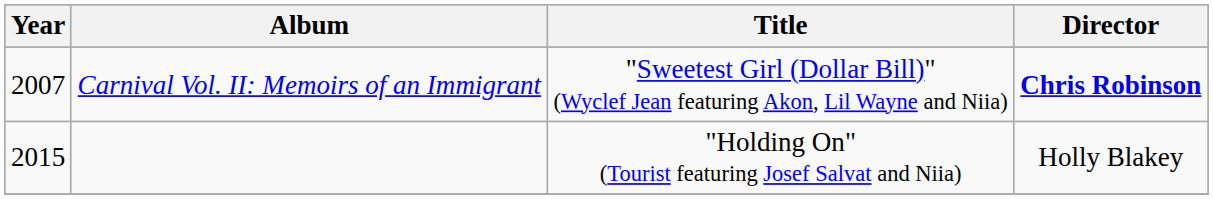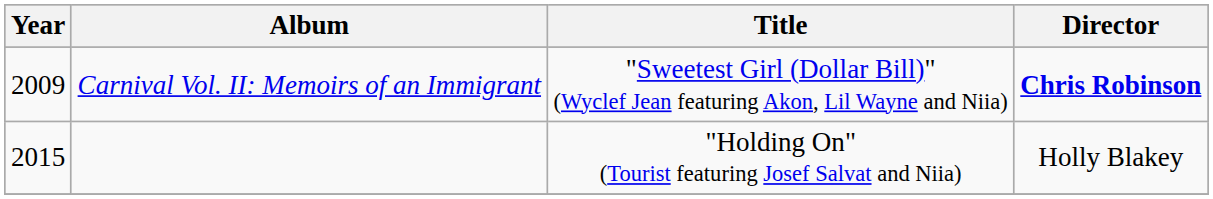(38, 84) 2007 -> (38, 84) 2009
